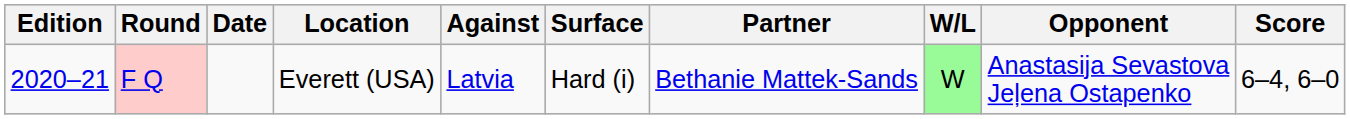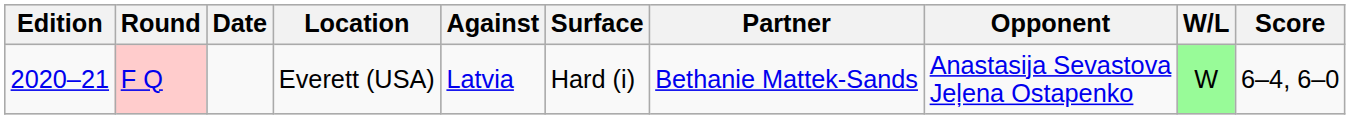columns swapped: (1108, 24) <-> (953, 24)
